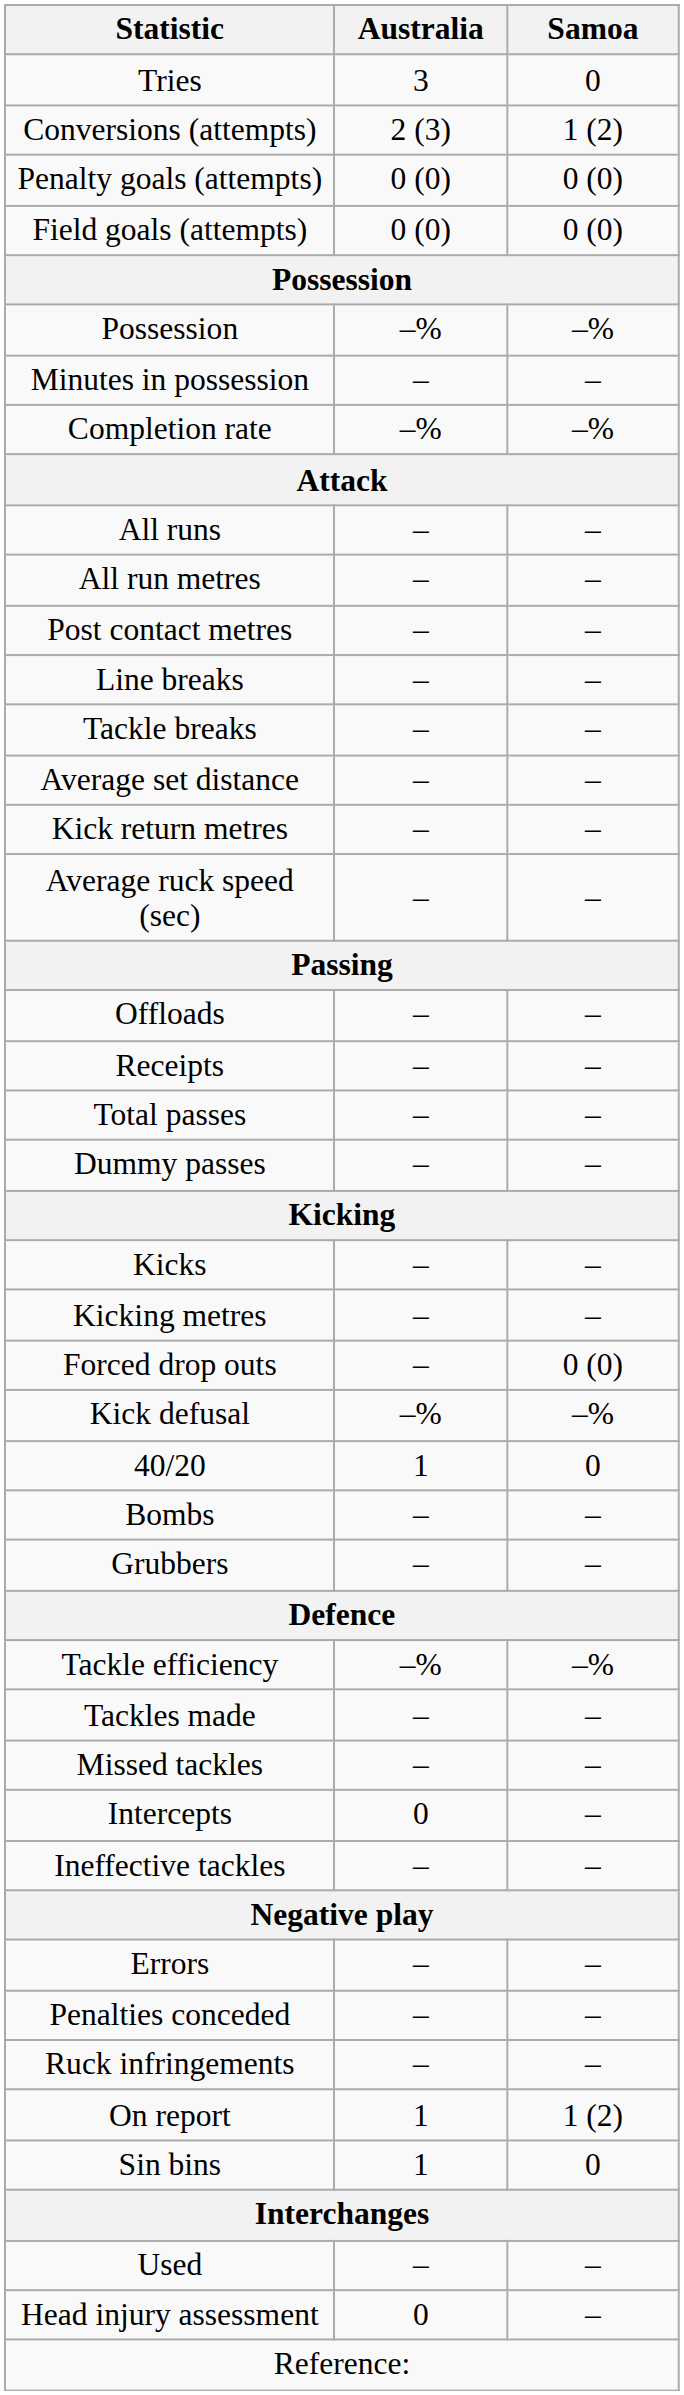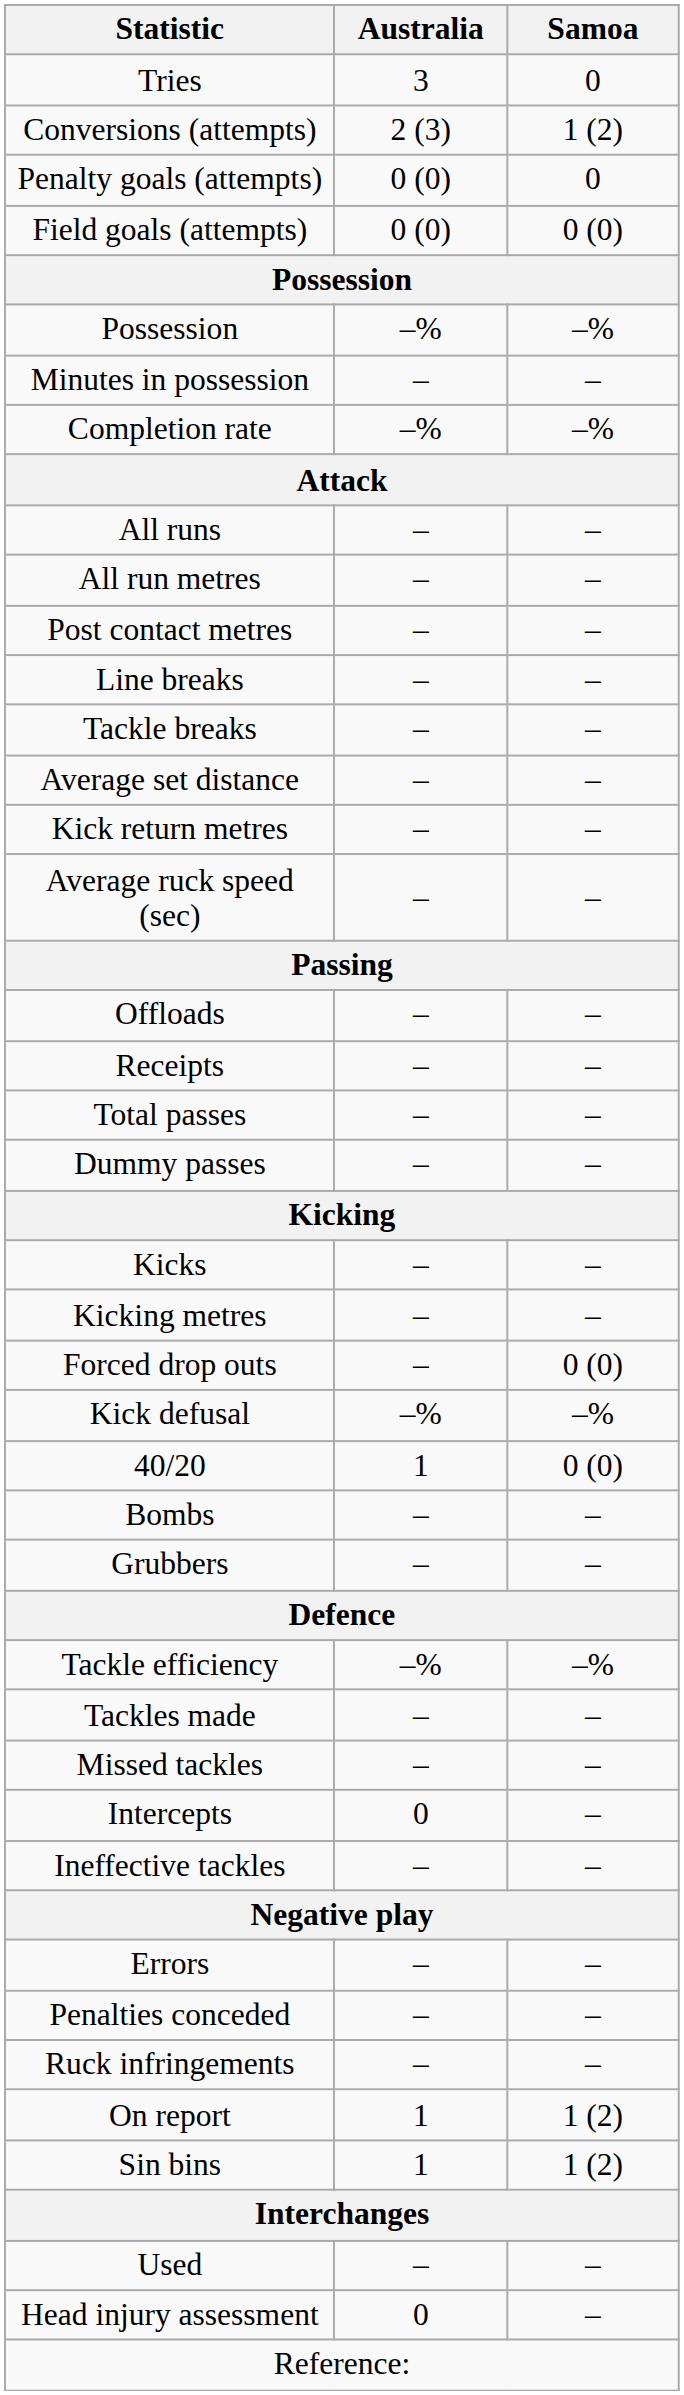(593, 179) 0 (0) -> (593, 179) 0
(593, 1464) 0 -> (593, 1464) 0 (0)
(593, 2164) 0 -> (593, 2164) 1 (2)
